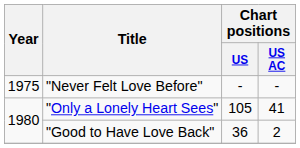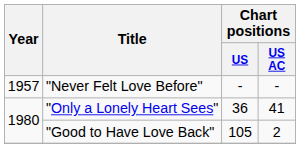(24, 86) 1975 -> (24, 86) 1957
(240, 109) 105 -> (240, 109) 36
(240, 131) 36 -> (240, 131) 105
